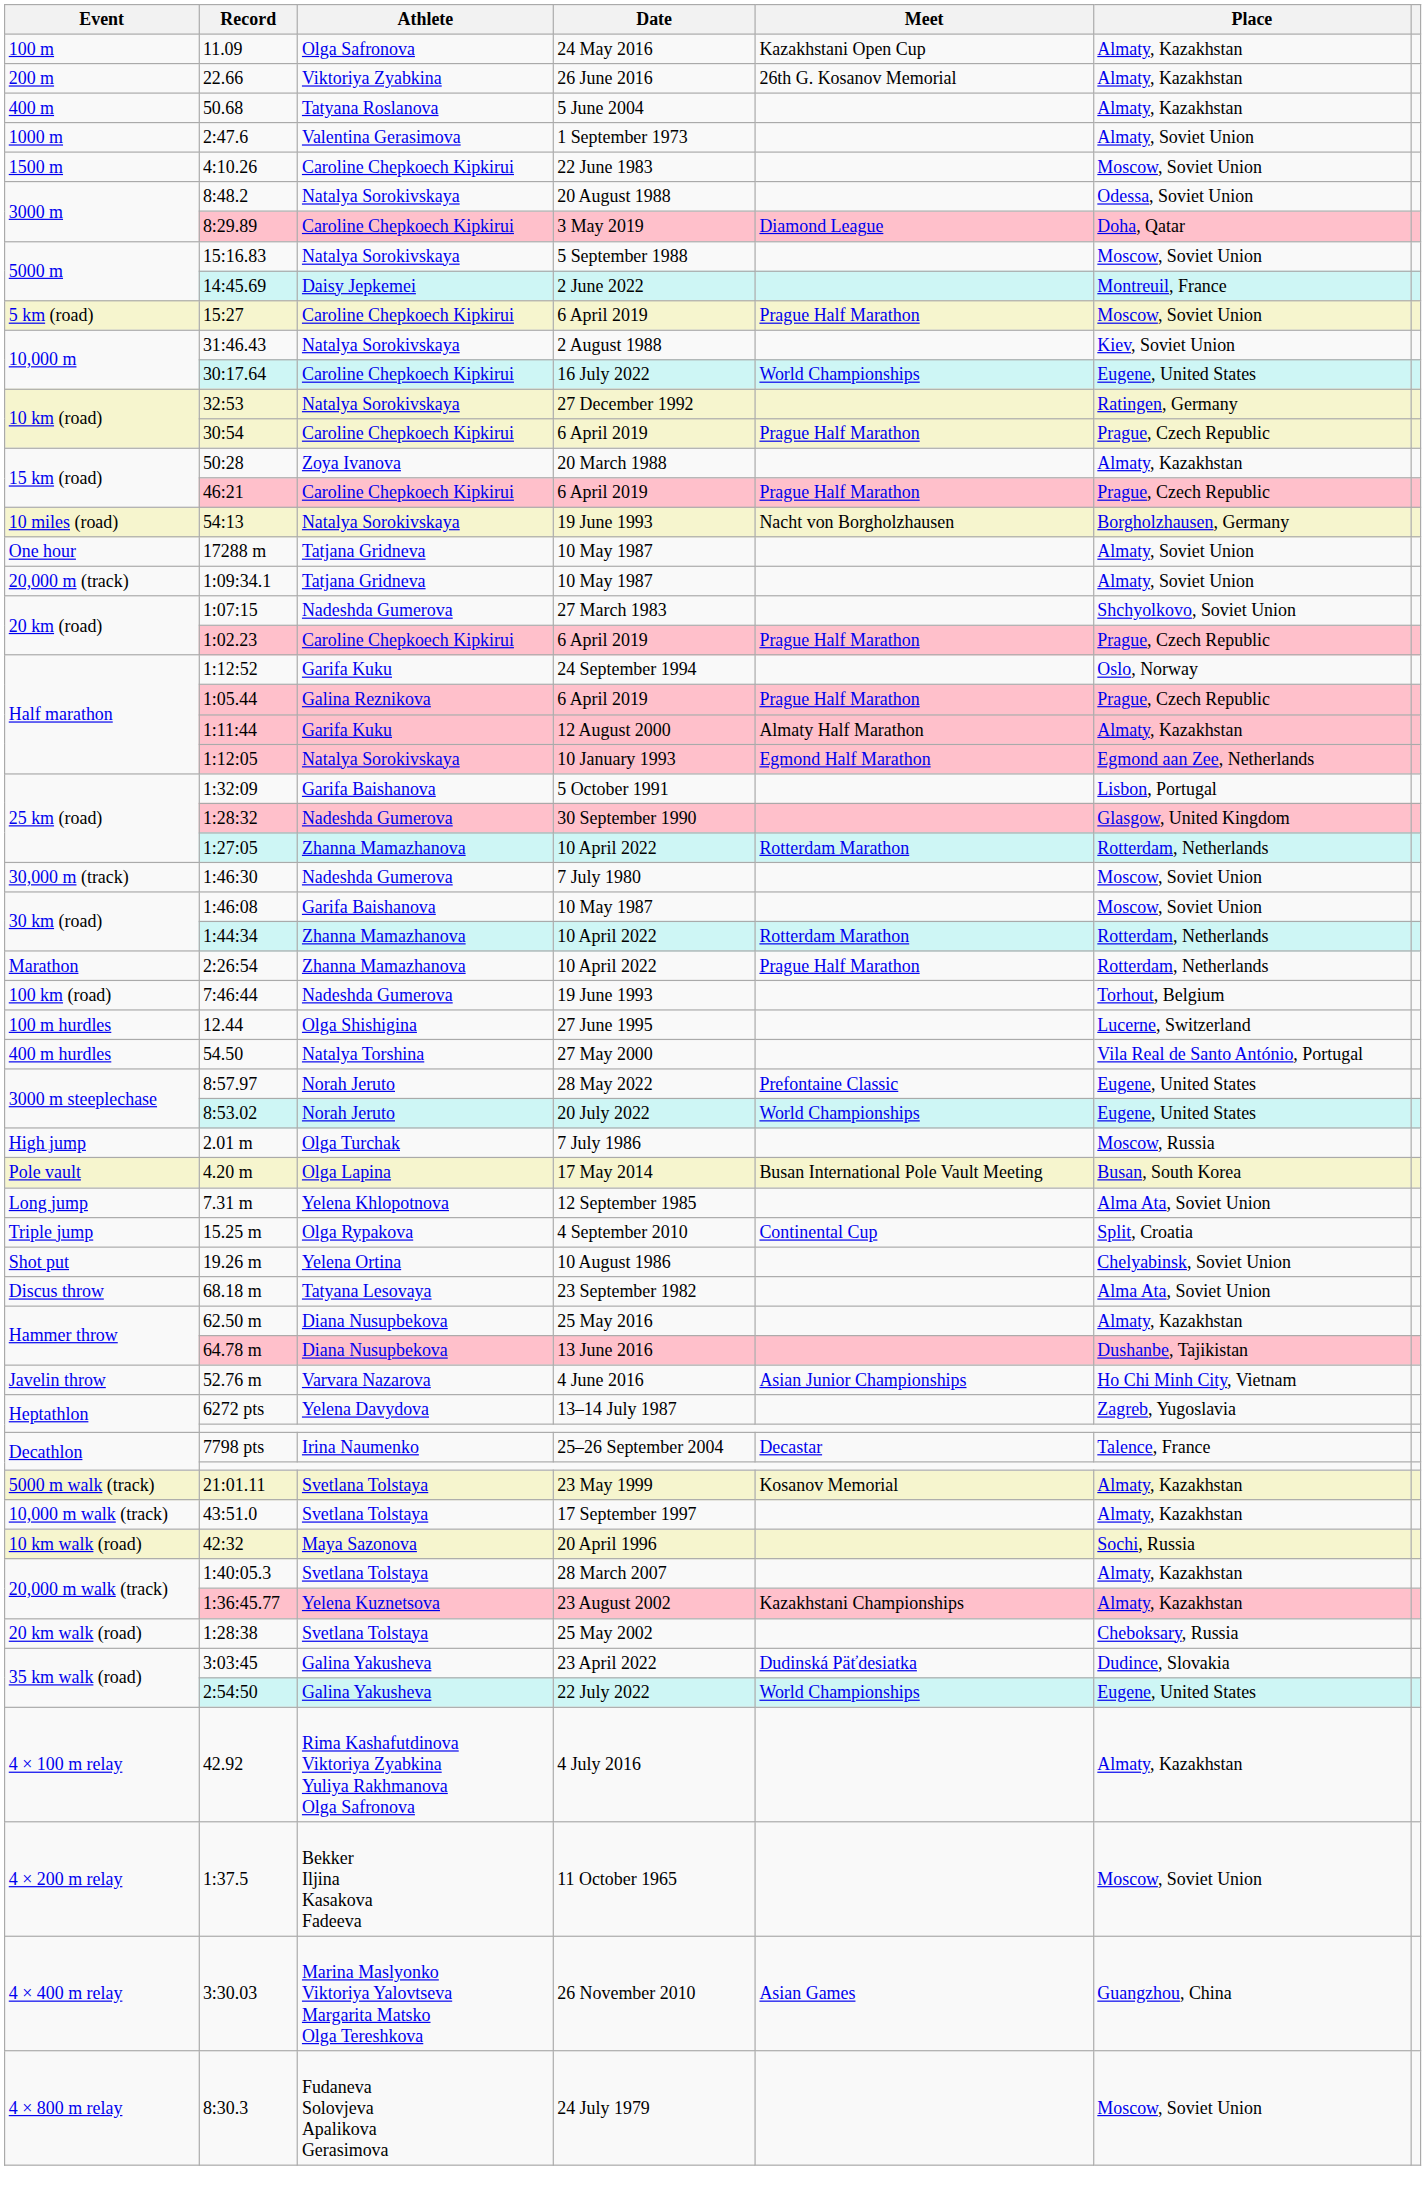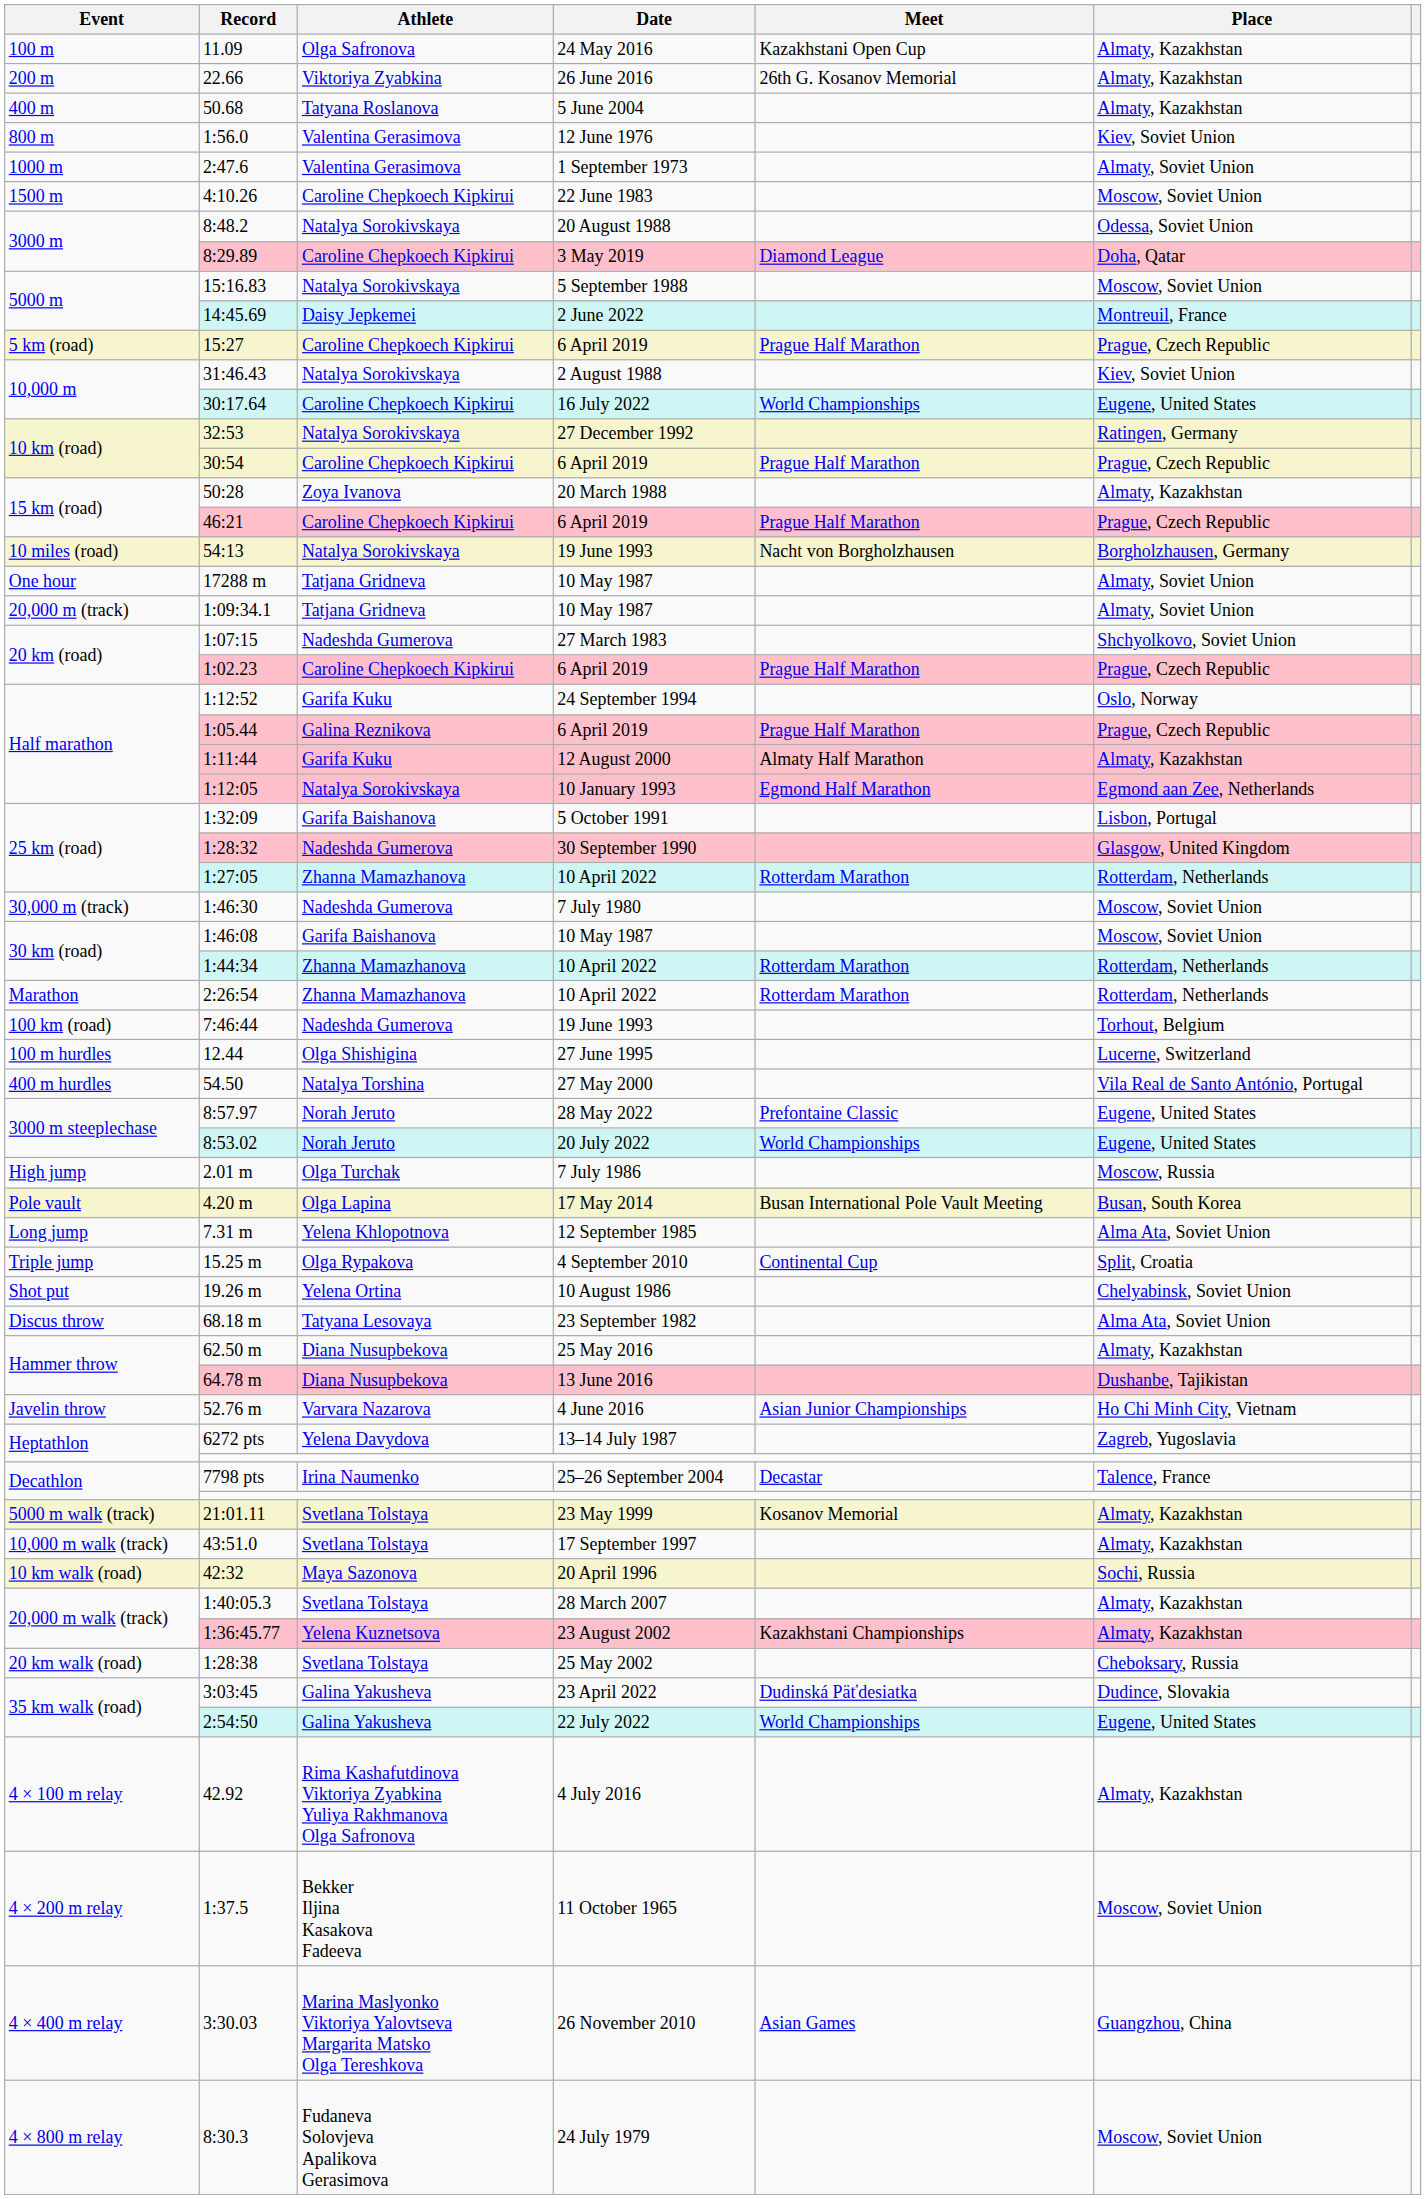+ row: (31, 137)
(1180, 315) Moscow, Soviet Union -> (1184, 344) Prague, Czech Republic
(840, 965) Prague Half Marathon -> (834, 995) Rotterdam Marathon
